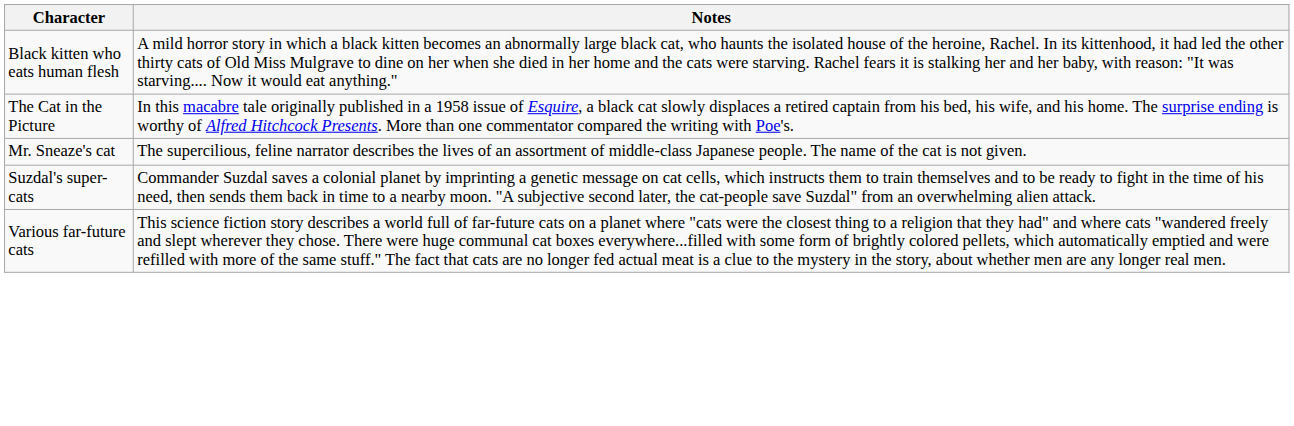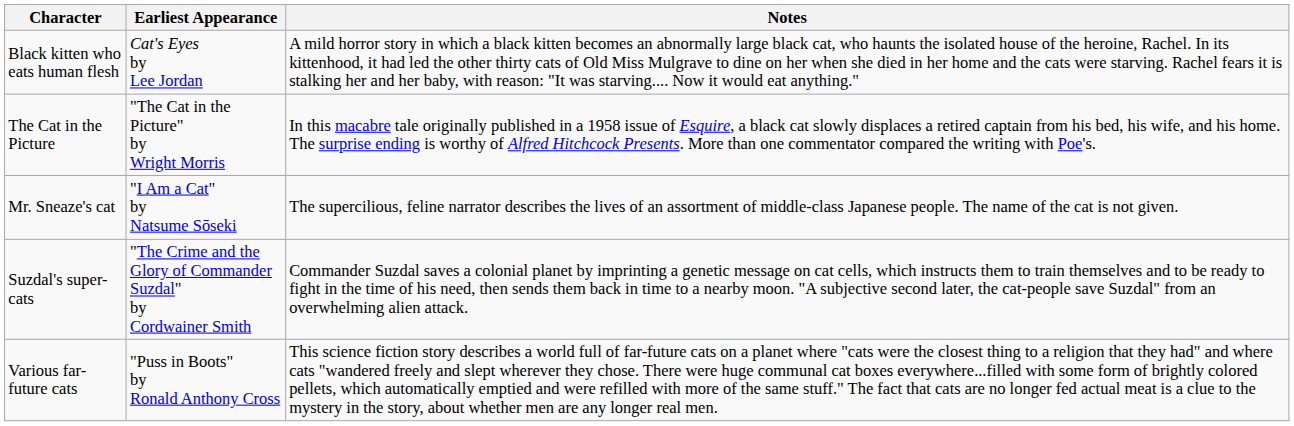+ column: (206, 17)
